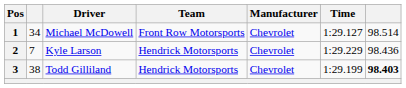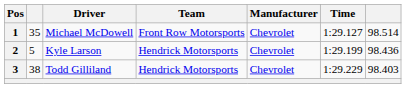(35, 32) 34 -> (35, 32) 35
(32, 51) 7 -> (32, 51) 5
(343, 51) 1:29.229 -> (343, 51) 1:29.199
(343, 69) 1:29.199 -> (343, 69) 1:29.229
(383, 69) bold -> (383, 69) normal
